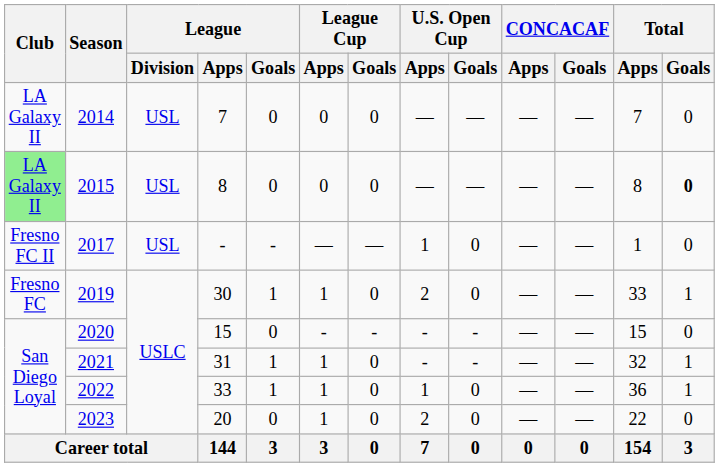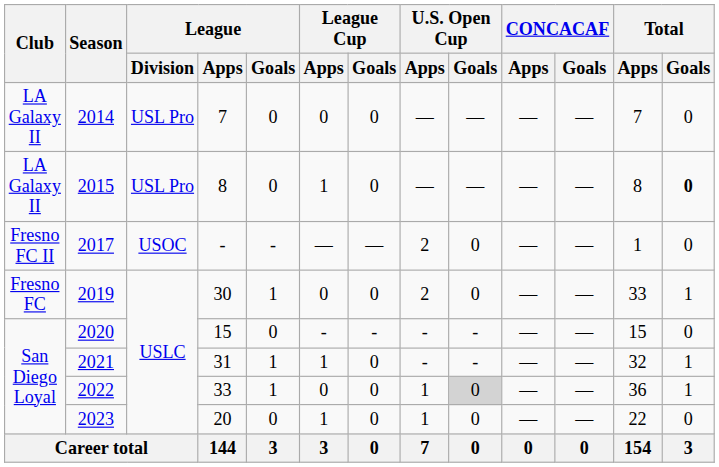(163, 116) USL -> (163, 116) USL Pro
(35, 186) lightgreen background -> (35, 186) no background
(163, 186) USL -> (163, 186) USL Pro
(324, 186) 0 -> (324, 186) 1
(163, 245) USL -> (163, 245) USOC
(425, 245) 1 -> (425, 245) 2
(324, 294) 1 -> (324, 294) 0
(324, 390) 1 -> (324, 390) 0
(475, 390) no background -> (475, 390) lightgrey background
(425, 419) 2 -> (425, 419) 1
